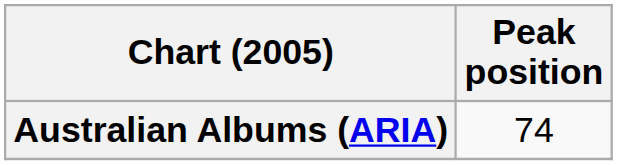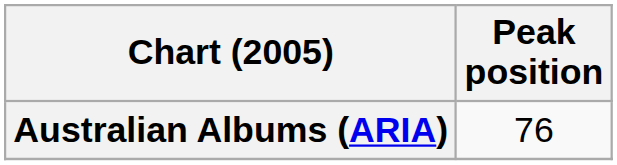(534, 129) 74 -> (534, 129) 76
